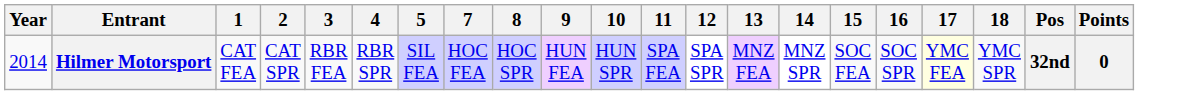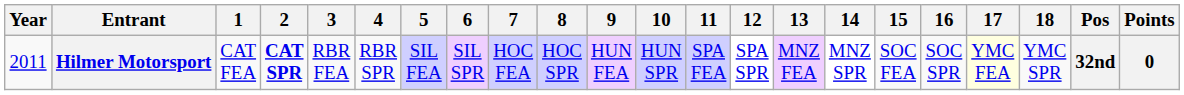+ column: (467, 19)
(28, 61) 2014 -> (28, 61) 2011
(283, 61) normal -> (284, 61) bold
